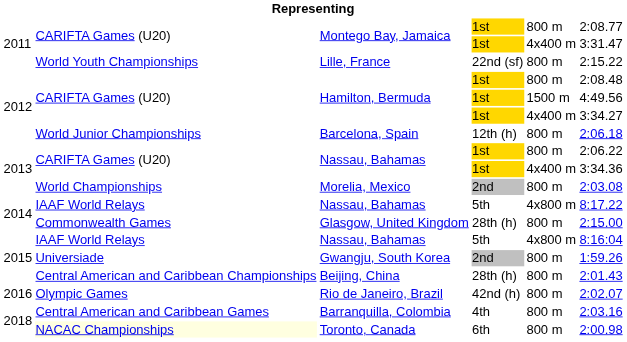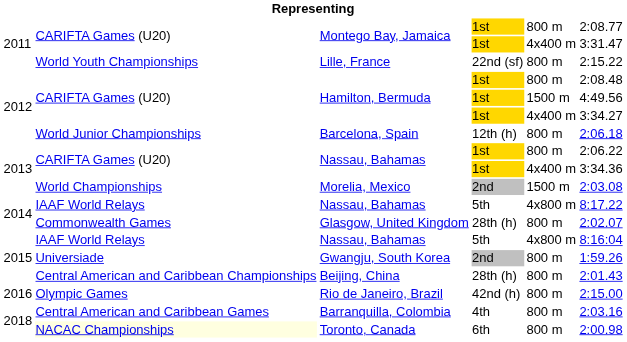(544, 187) 800 m -> (548, 187) 1500 m
(601, 222) 2:15.00 -> (601, 222) 2:02.07
(601, 293) 2:02.07 -> (601, 293) 2:15.00
